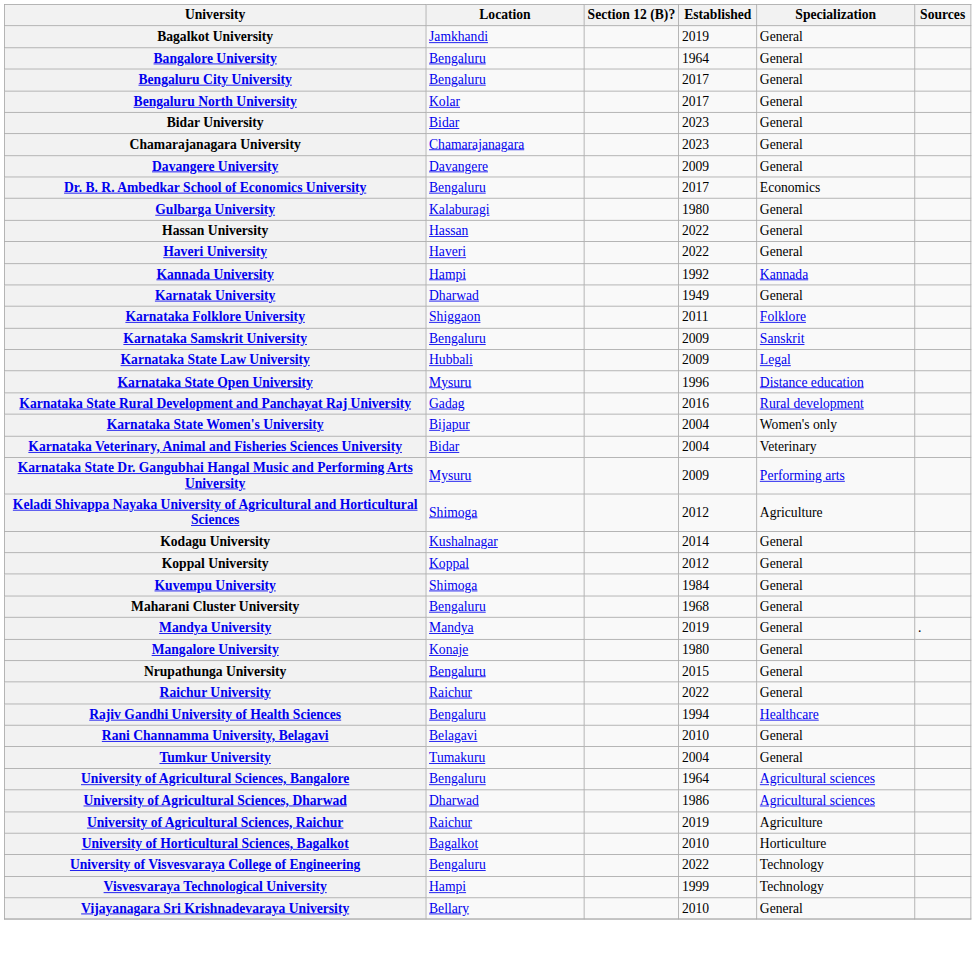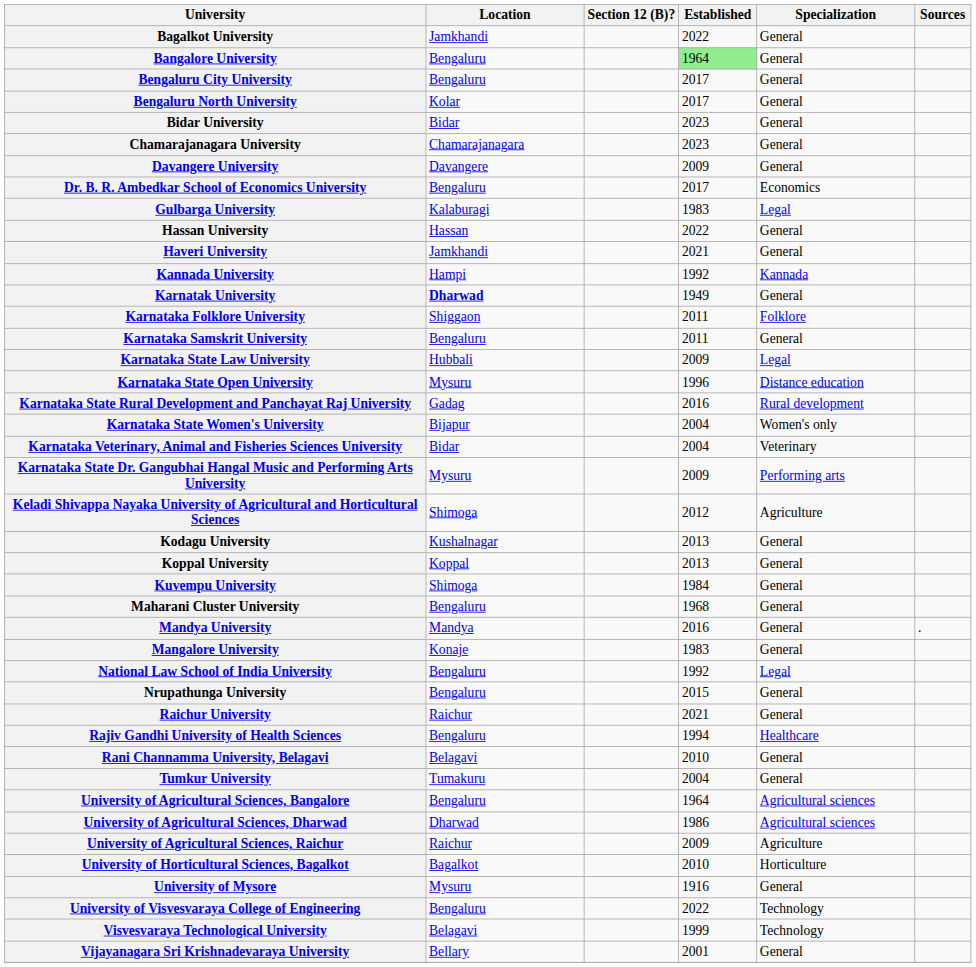(696, 36) 2019 -> (696, 36) 2022
(696, 58) no background -> (696, 58) lightgreen background
(696, 209) 1980 -> (696, 209) 1983
(781, 209) General -> (775, 209) Legal
(448, 252) Haveri -> (459, 252) Jamkhandi
(696, 252) 2022 -> (696, 252) 2021
(454, 295) normal -> (456, 295) bold
(696, 338) 2009 -> (695, 338) 2011
(782, 338) Sanskrit -> (781, 338) General
(696, 541) 2014 -> (696, 541) 2013
(696, 563) 2012 -> (696, 563) 2013
(696, 628) 2019 -> (696, 628) 2016
(696, 649) 1980 -> (696, 649) 1983
+ row: (215, 671)
(696, 692) 2022 -> (696, 714) 2021
(696, 822) 2019 -> (696, 843) 2009
+ row: (215, 887)
(448, 887) Hampi -> (453, 930) Belagavi
(696, 908) 2010 -> (696, 951) 2001
